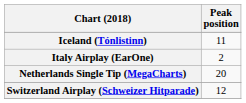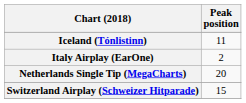(221, 90) 12 -> (221, 90) 15
